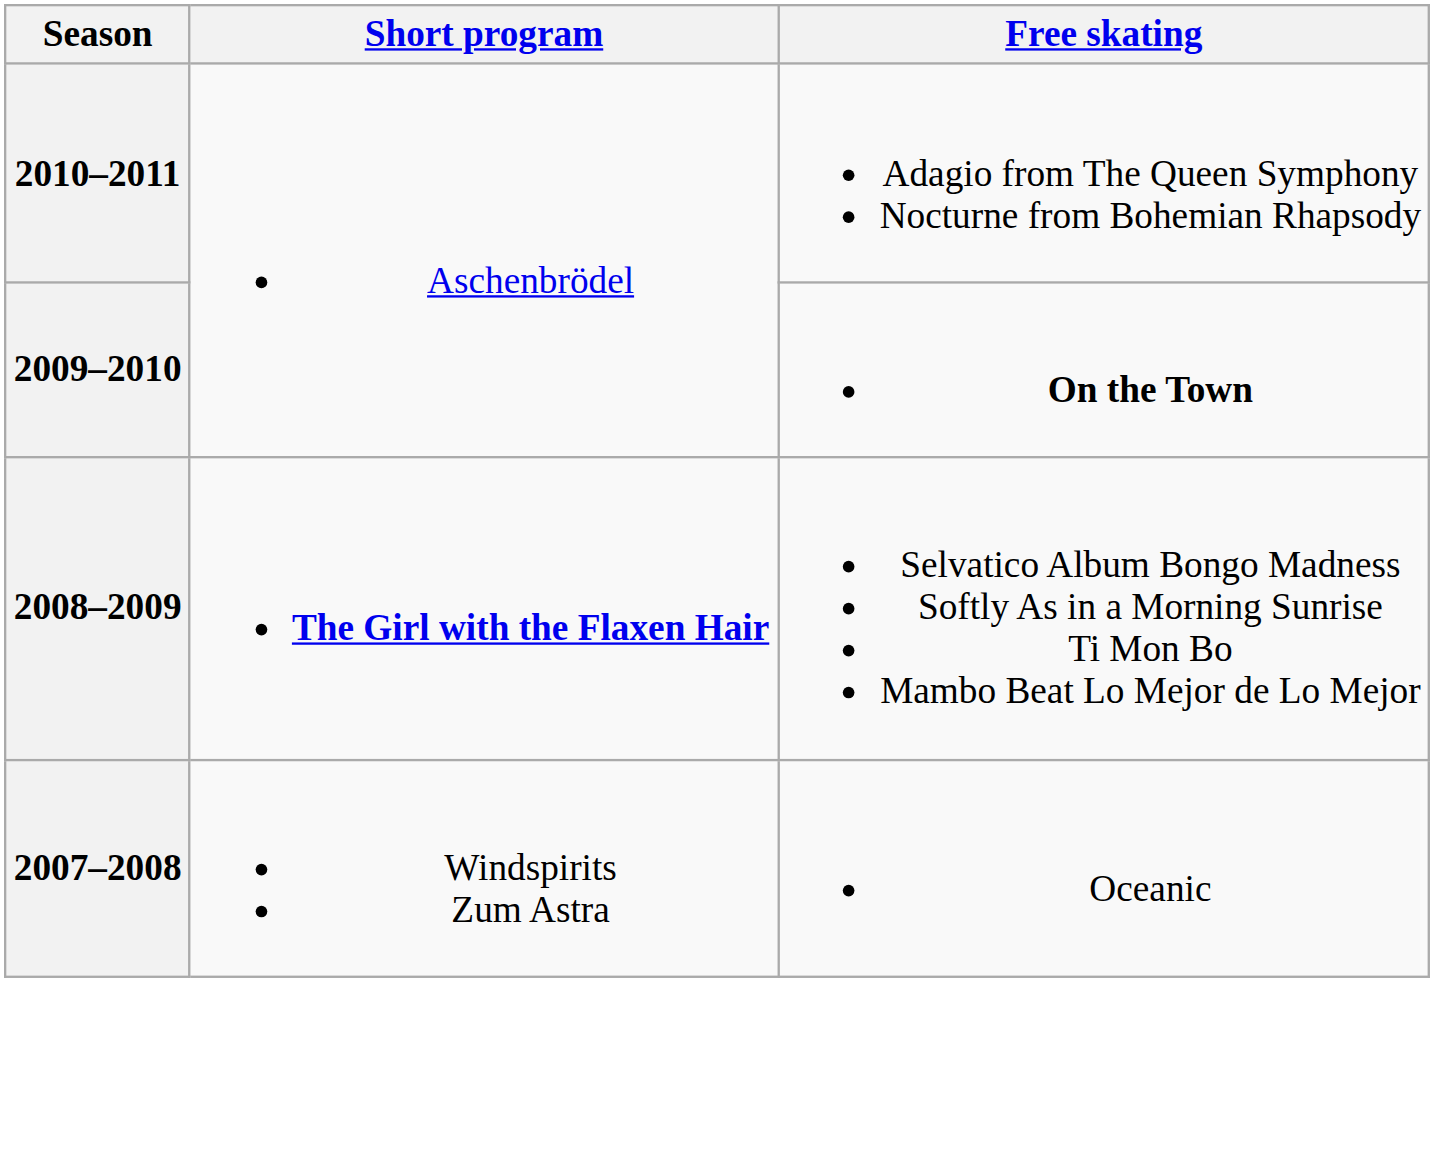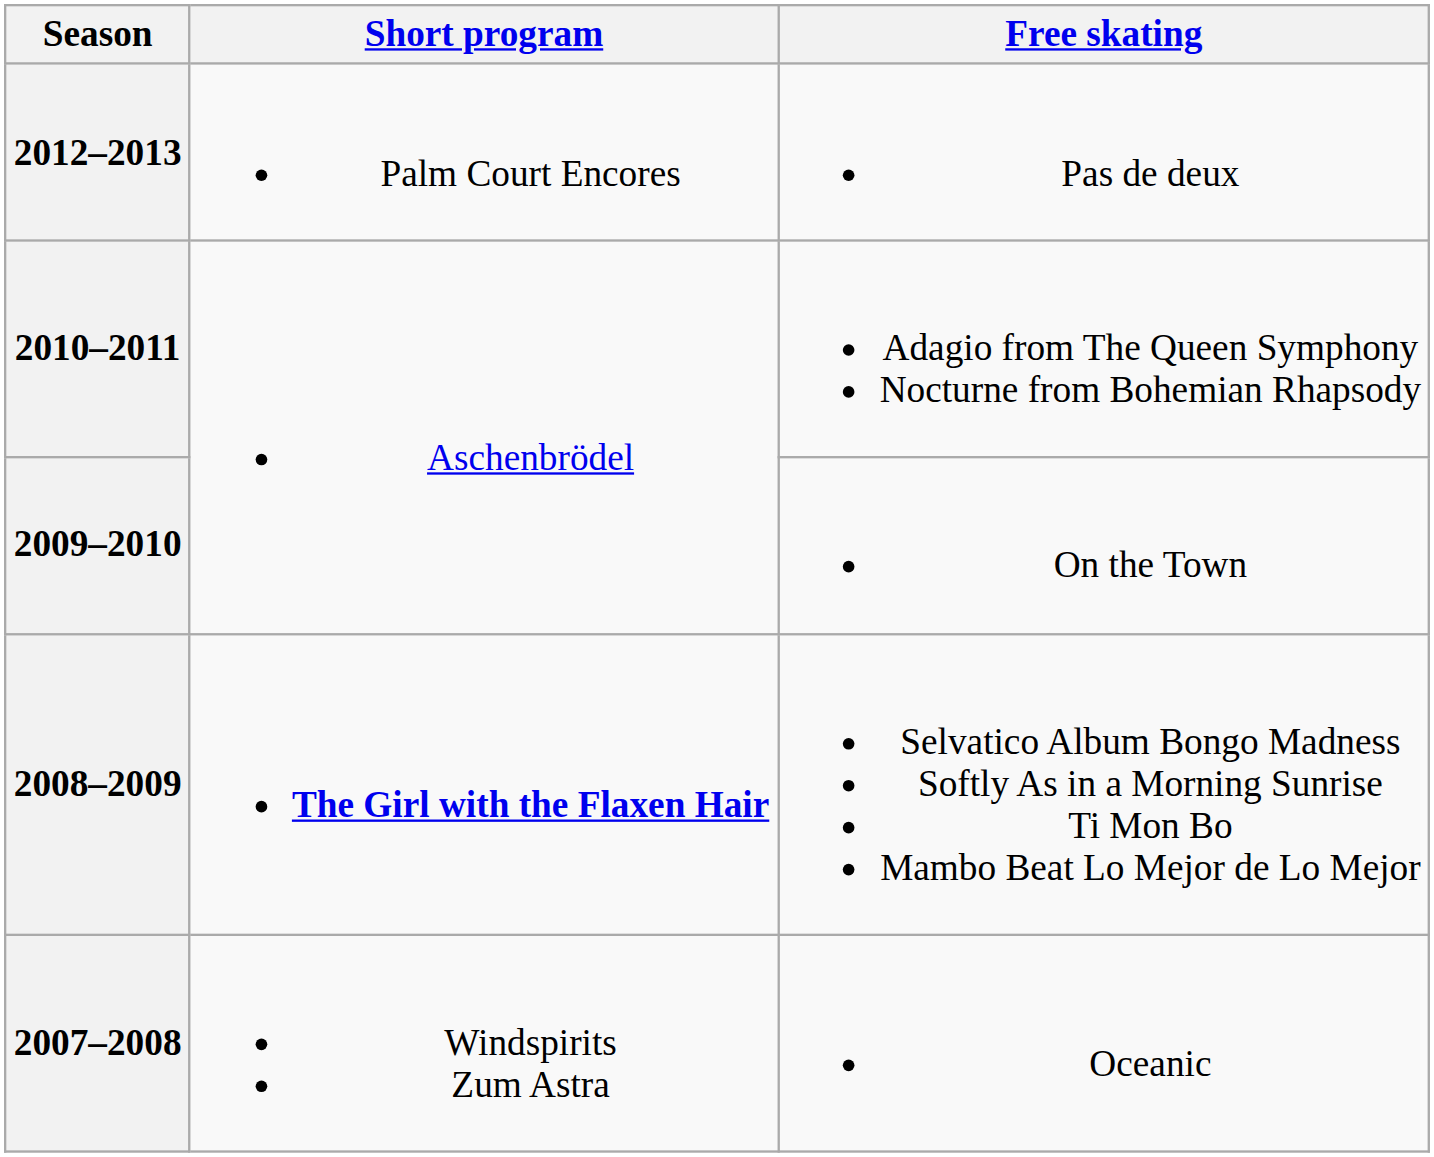+ row: (98, 151)
(1104, 391) bold -> (1104, 566) normal
